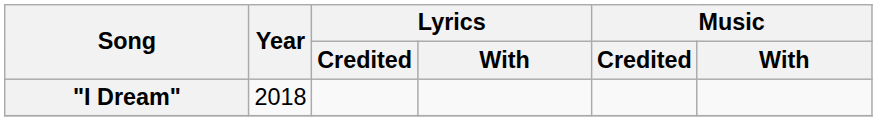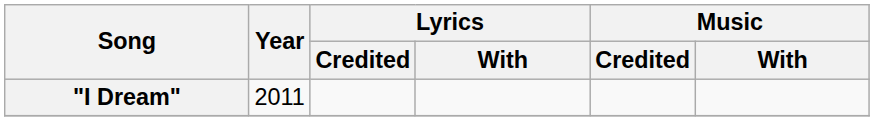(280, 97) 2018 -> (280, 97) 2011
